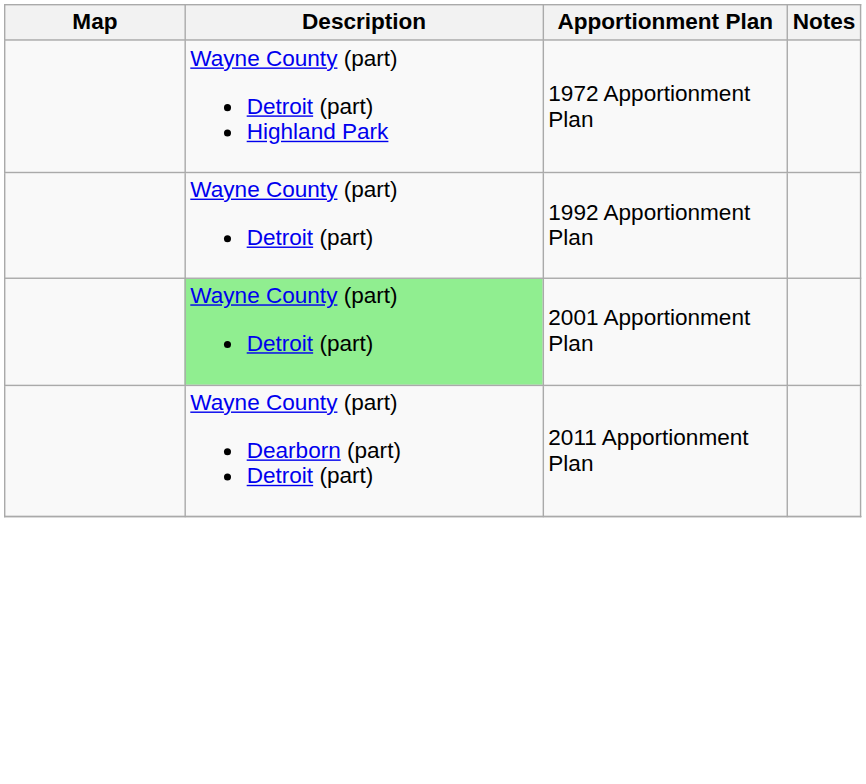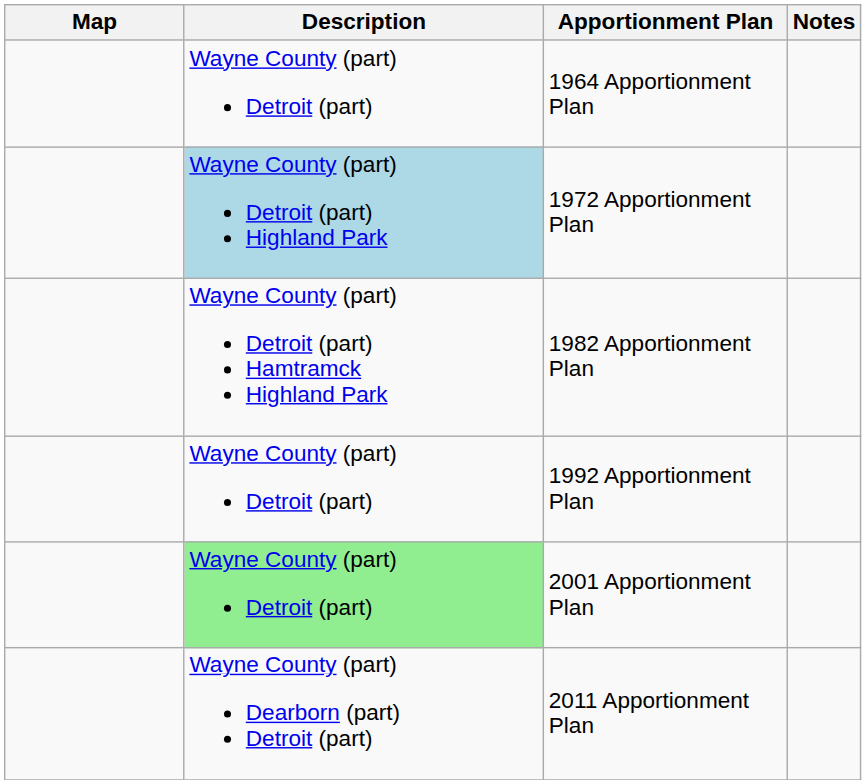+ row: (650, 93)
(364, 95) no background -> (364, 201) lightblue background
+ row: (650, 356)
